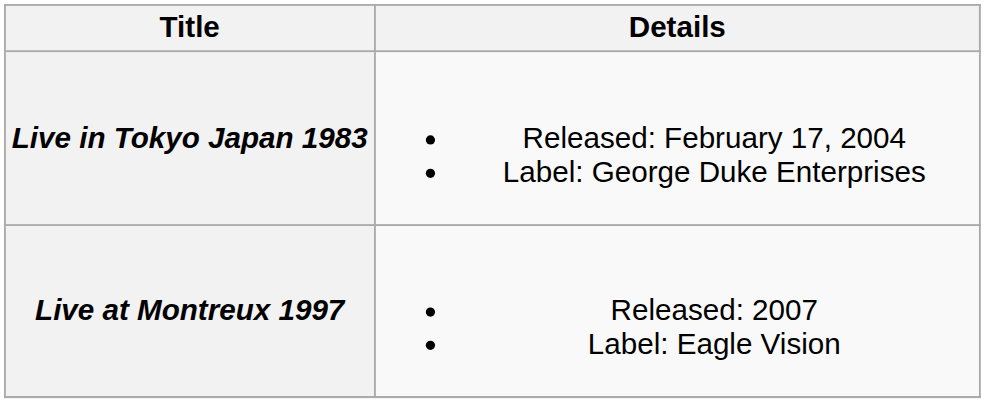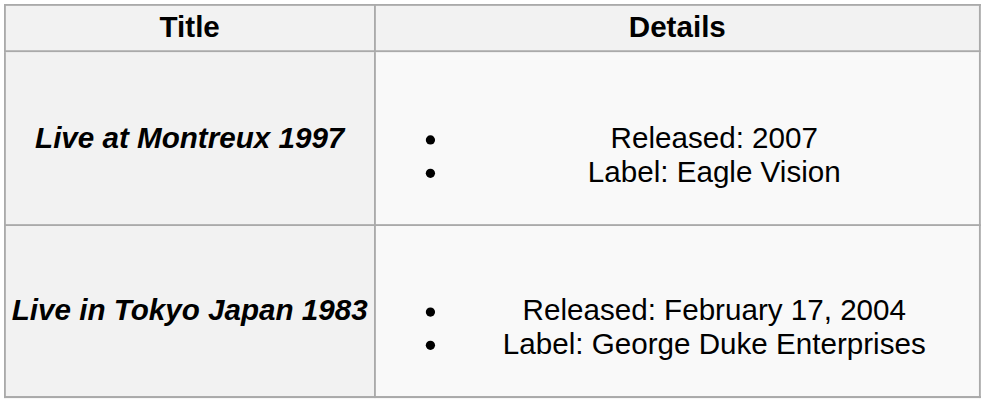rows swapped: (190, 137) <-> (190, 310)
